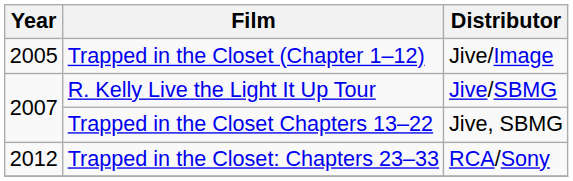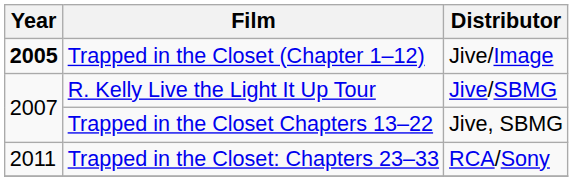(34, 55) normal -> (34, 55) bold
(34, 158) 2012 -> (33, 158) 2011
